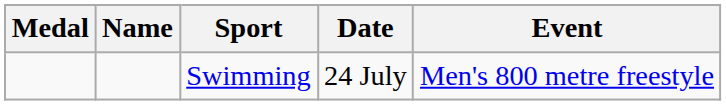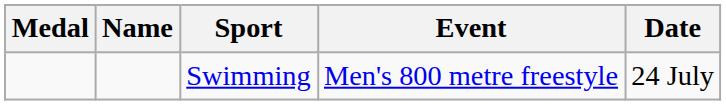columns swapped: (567, 28) <-> (365, 28)
